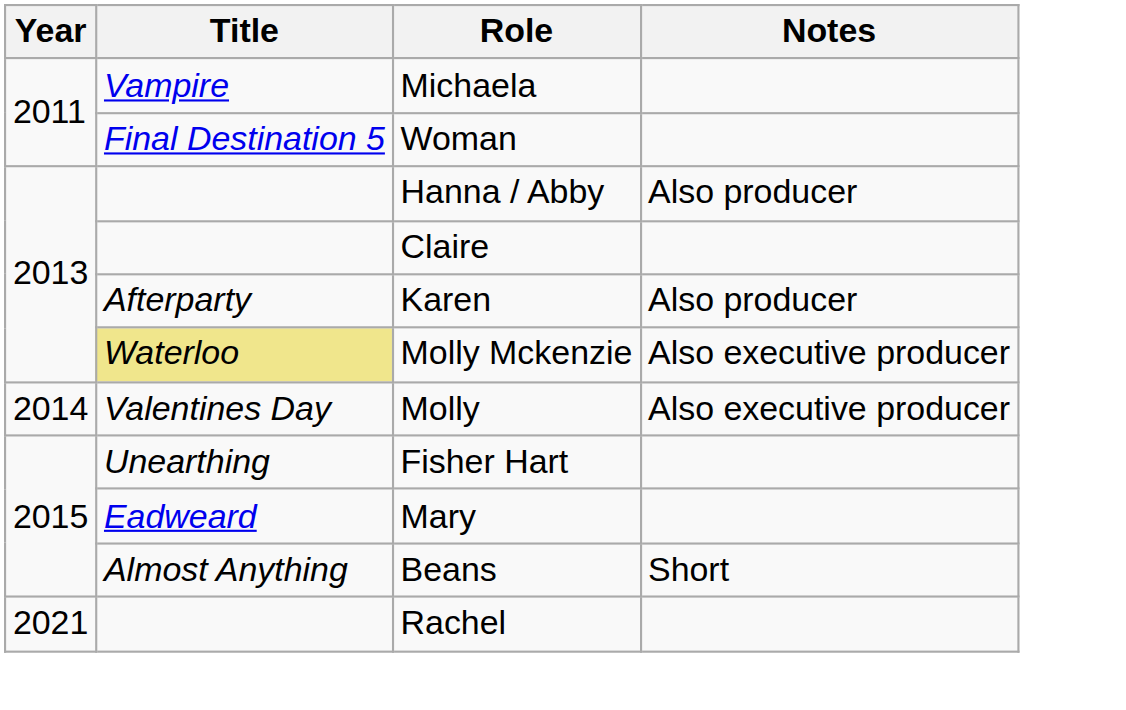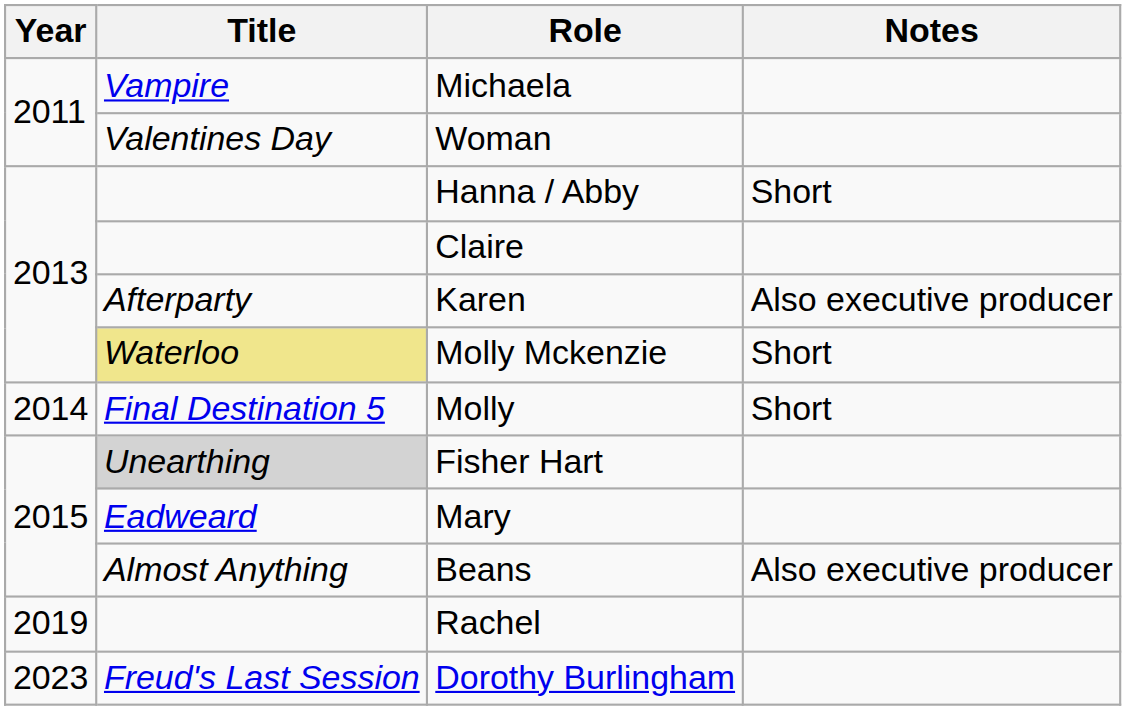(244, 138) Final Destination 5 -> (217, 138) Valentines Day
(753, 192) Also producer -> (791, 192) Short
(753, 300) Also producer -> (932, 300) Also executive producer
(829, 354) Also executive producer -> (791, 354) Short
(217, 407) Valentines Day -> (244, 407) Final Destination 5
(829, 407) Also executive producer -> (791, 407) Short
(187, 461) no background -> (187, 461) lightgrey background
(689, 569) Short -> (932, 569) Also executive producer
(51, 623) 2021 -> (51, 623) 2019
+ row: (585, 676)
